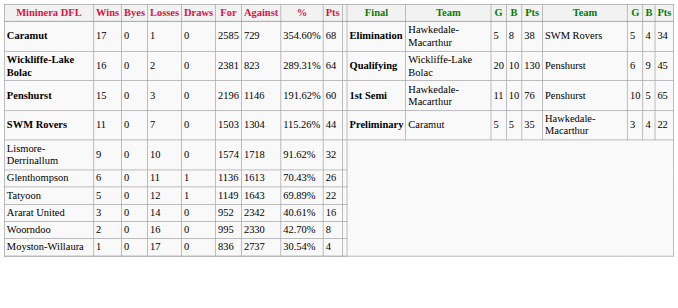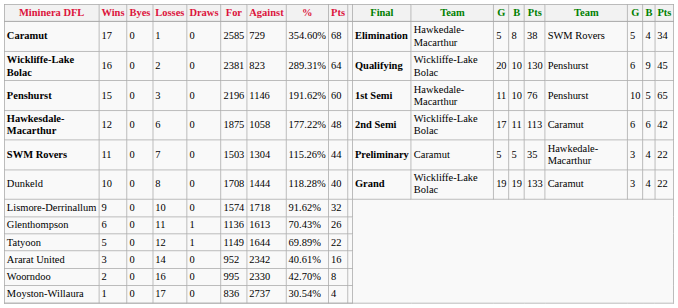+ row: (36, 124)
+ row: (25, 184)
(254, 195) 1643 -> (260, 242) 1644
